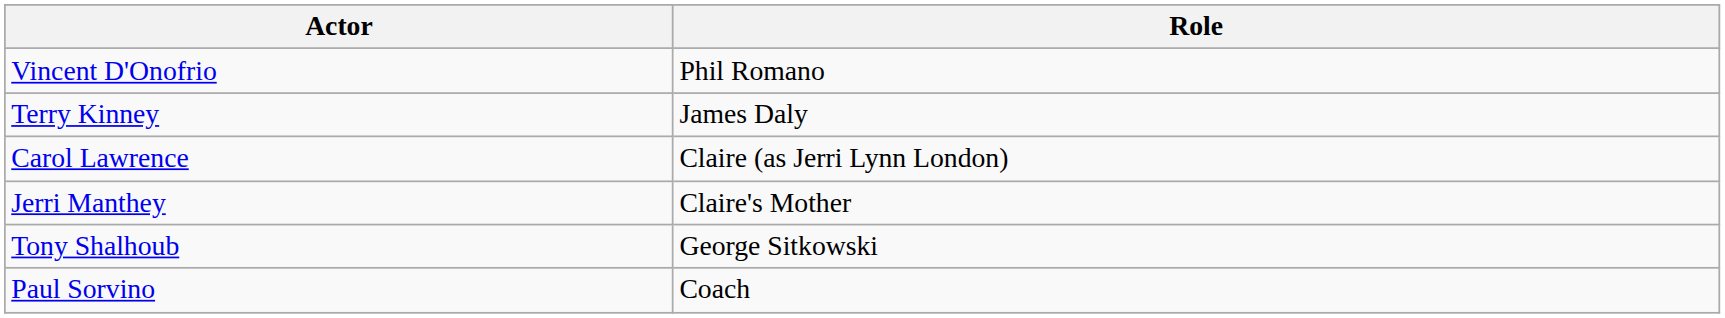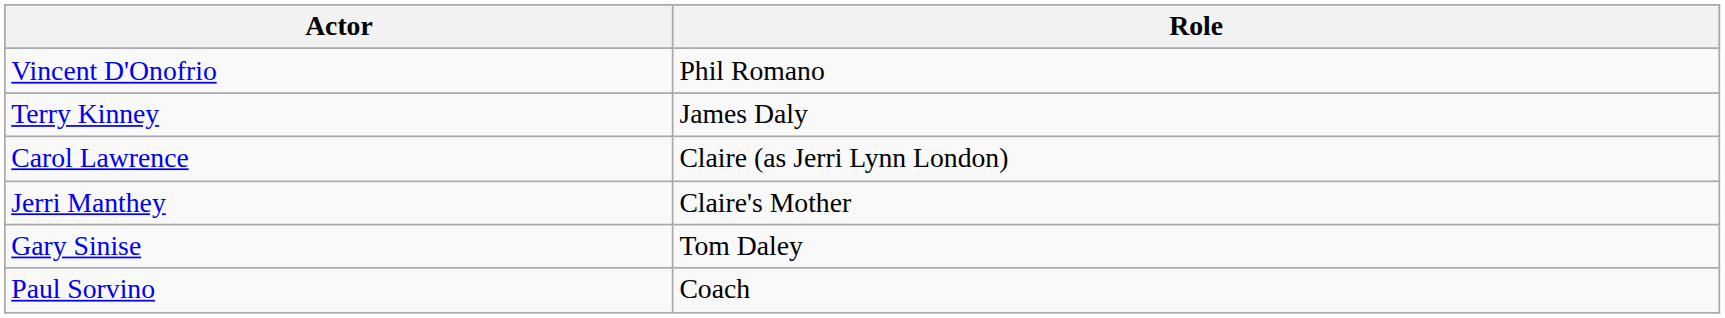- row: (95, 245)
+ row: (76, 245)
